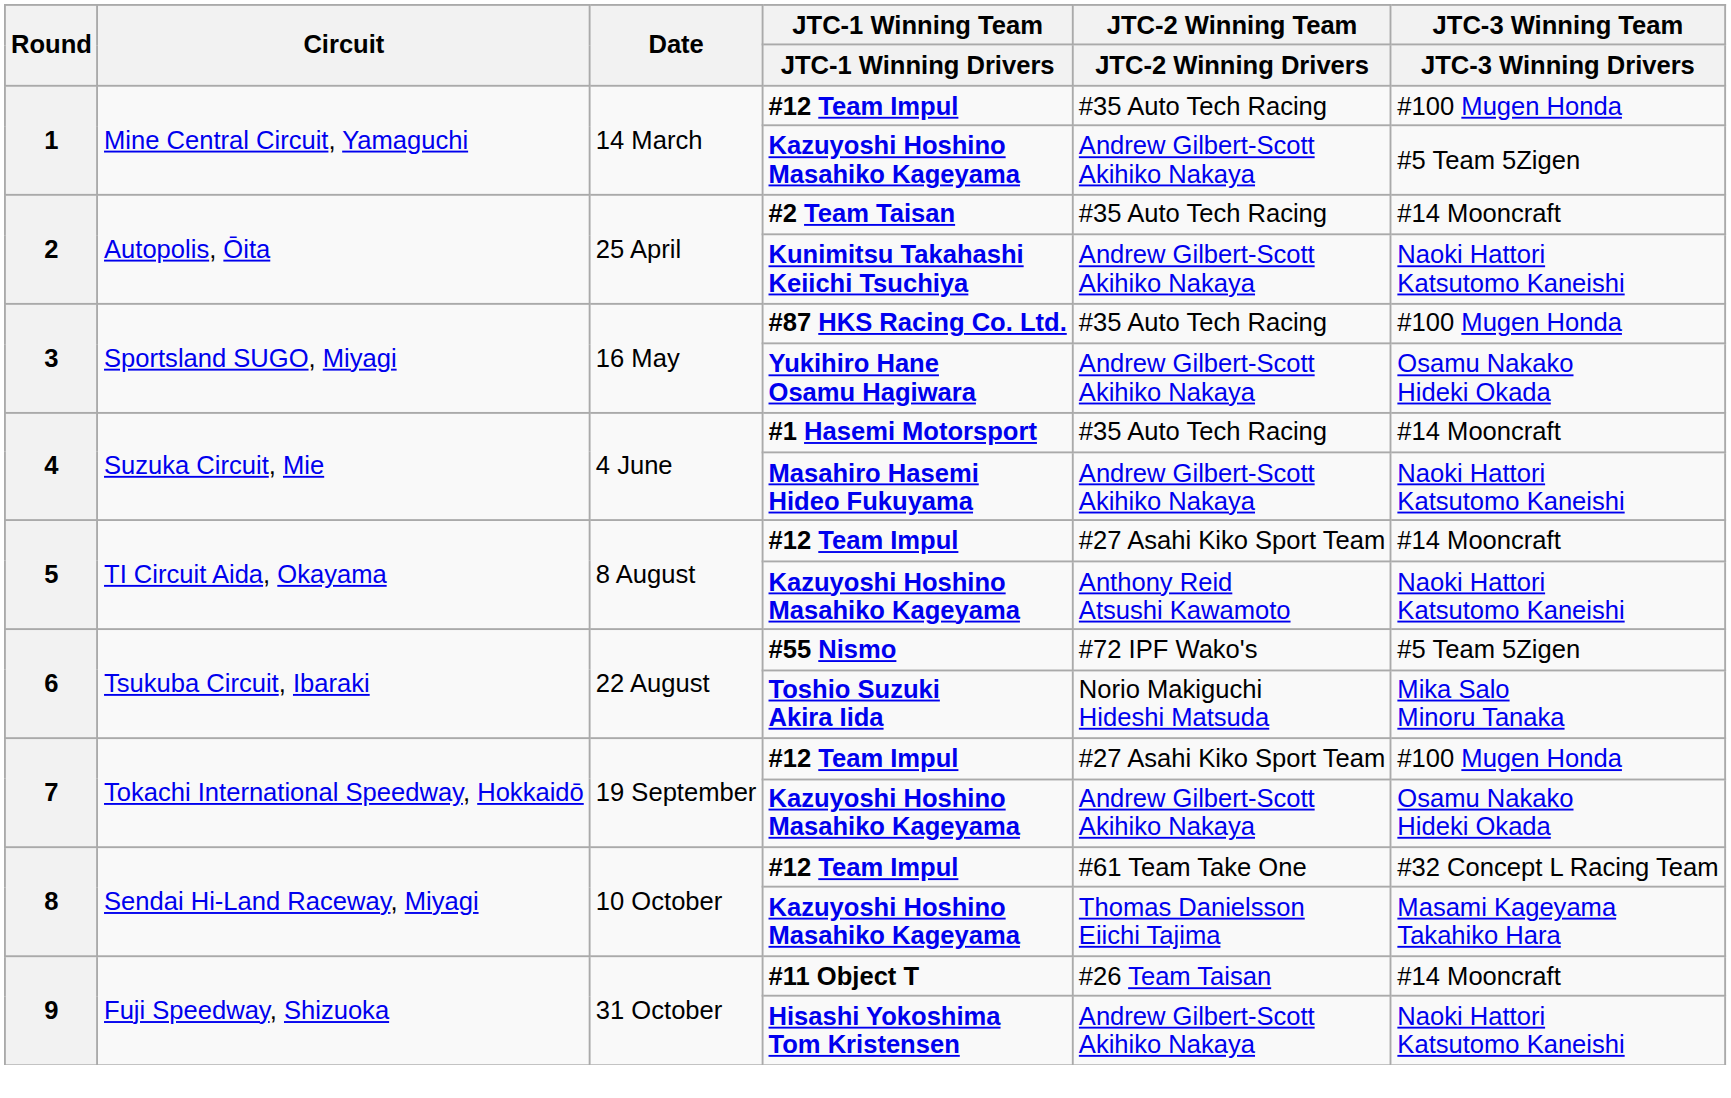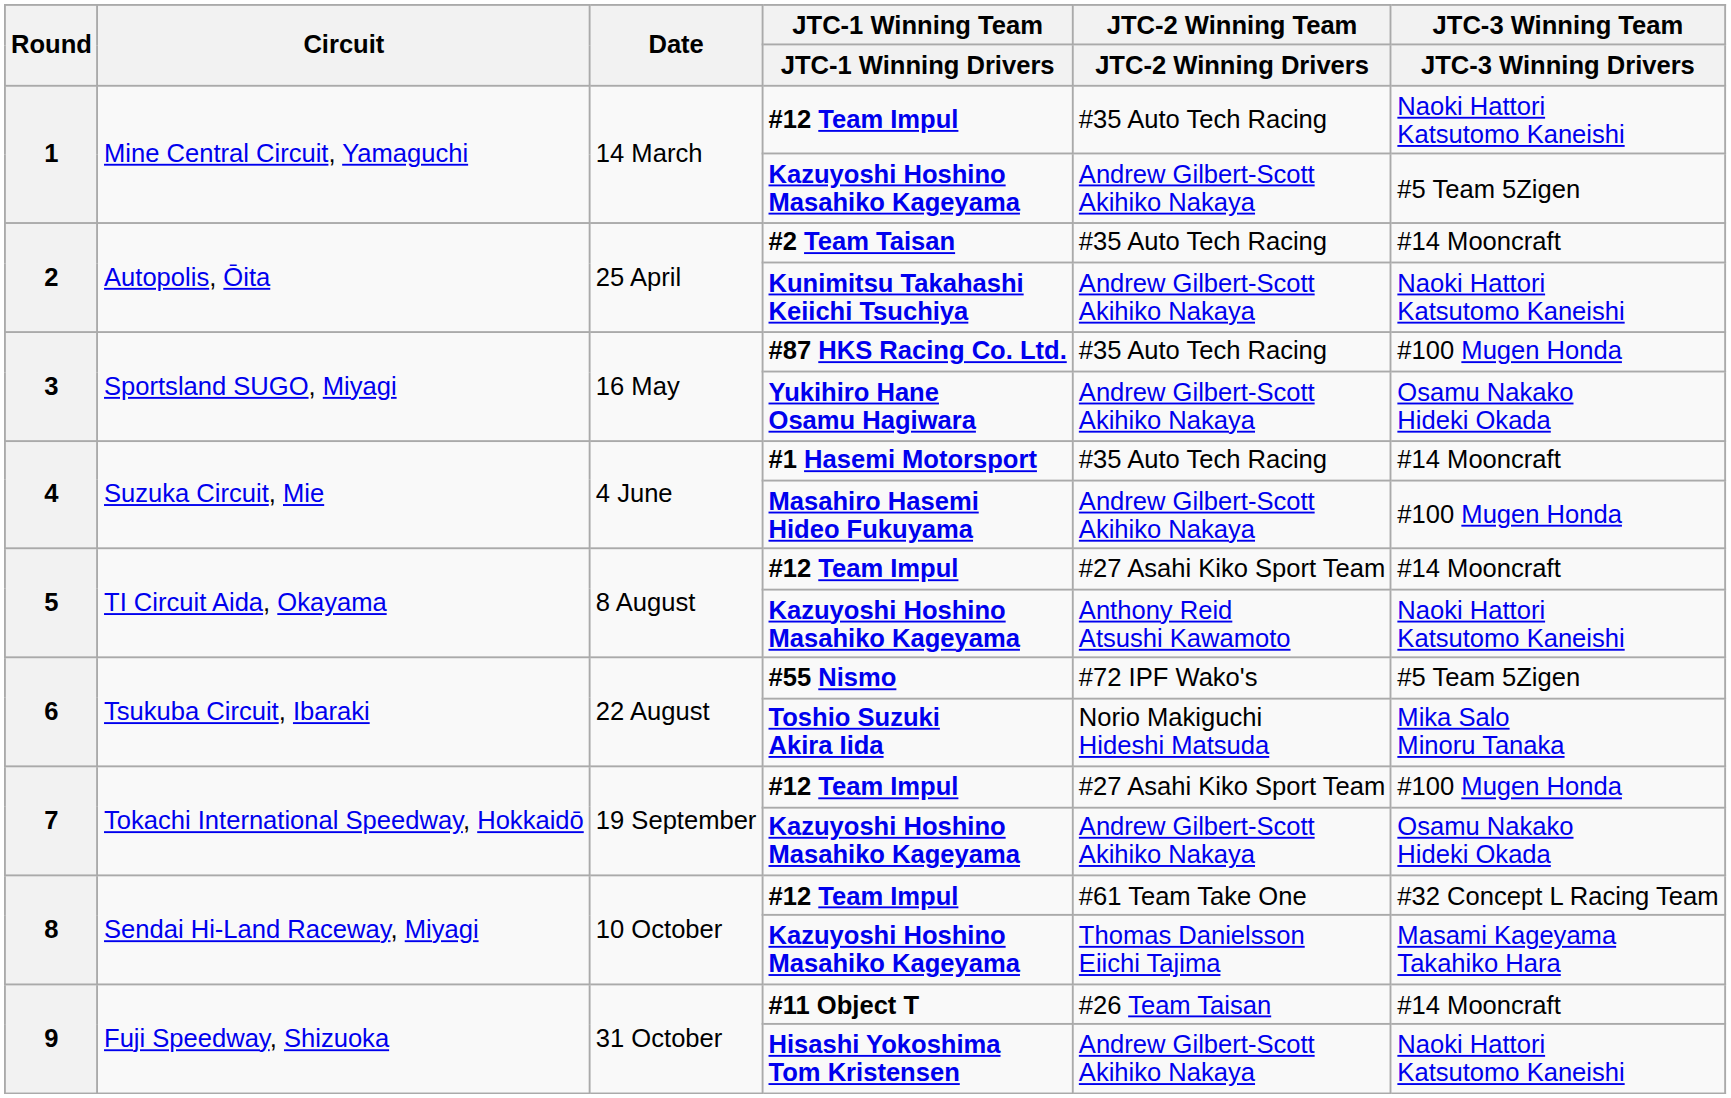(1510, 105) #100 Mugen Honda -> (1511, 119) Naoki Hattori Katsutomo Kaneishi
(1511, 486) Naoki Hattori Katsutomo Kaneishi -> (1510, 514) #100 Mugen Honda
